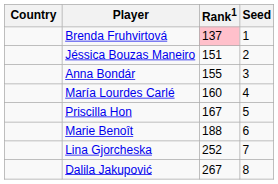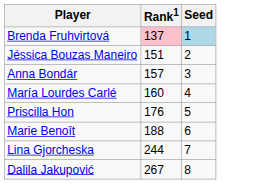- column: (33, 15)
(246, 36) no background -> (188, 36) lightblue background
(212, 74) 155 -> (154, 74) 157
(212, 112) 167 -> (154, 112) 176
(212, 150) 252 -> (154, 150) 244
